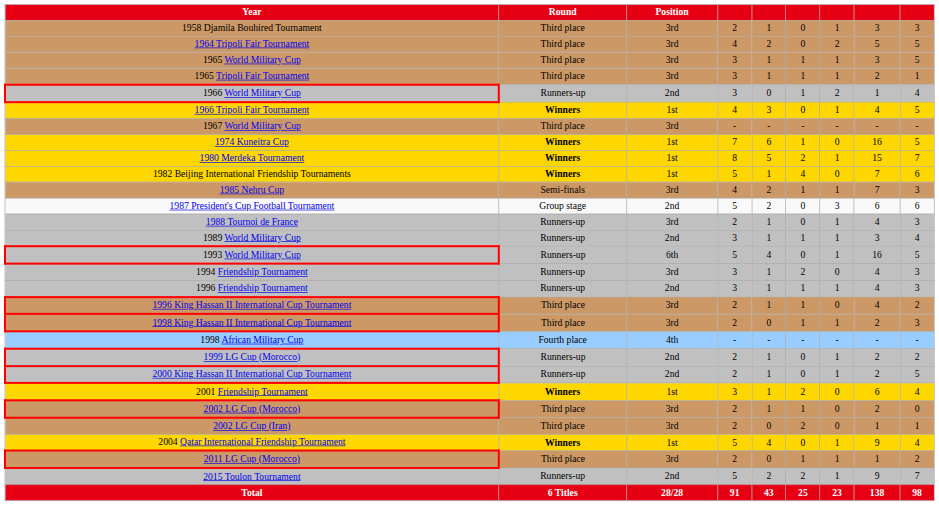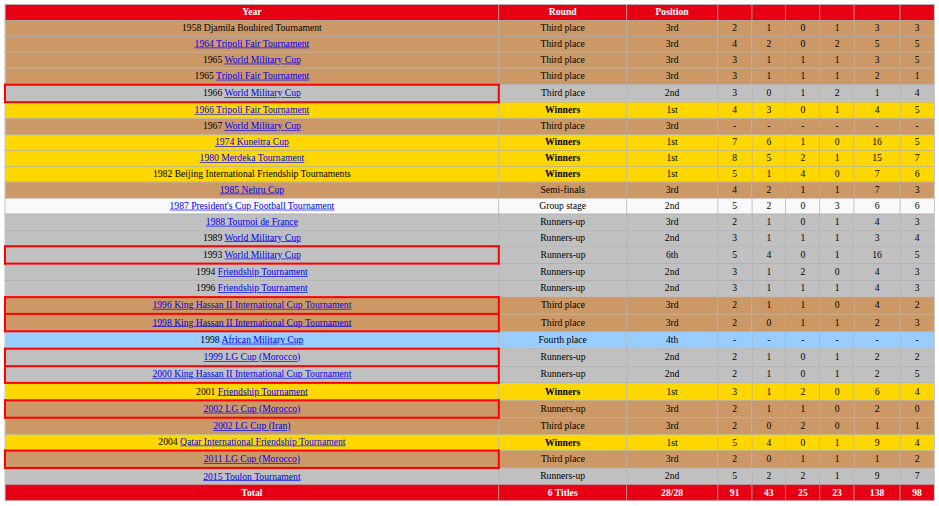(563, 93) Runners-up -> (563, 93) Third place
(672, 272) 3rd -> (672, 272) 2nd
(563, 409) Third place -> (563, 409) Runners-up
